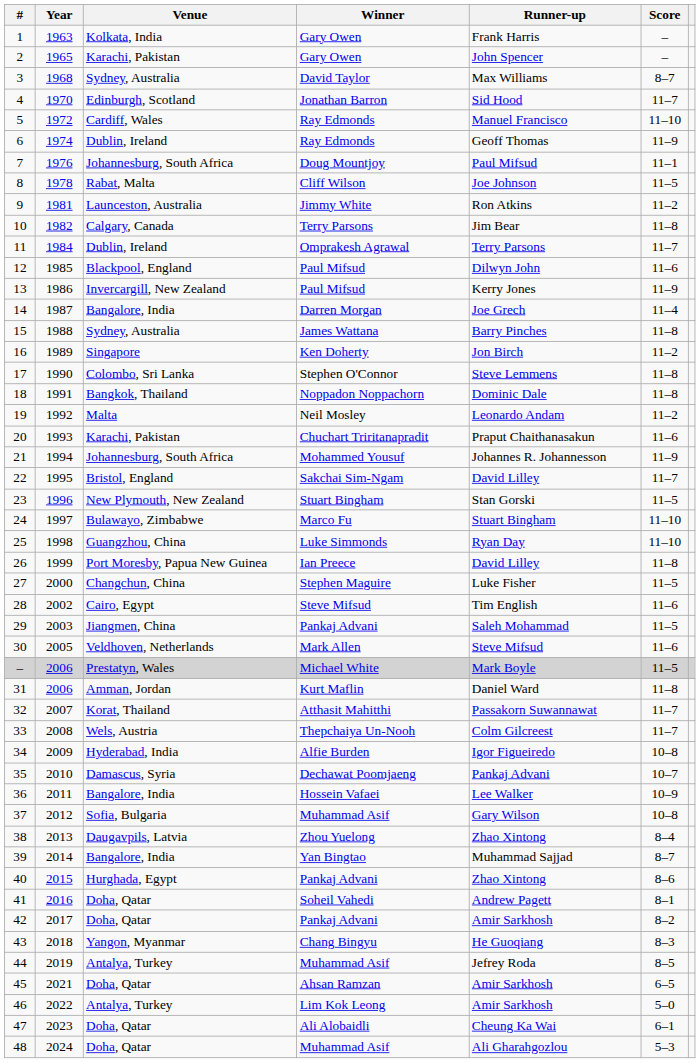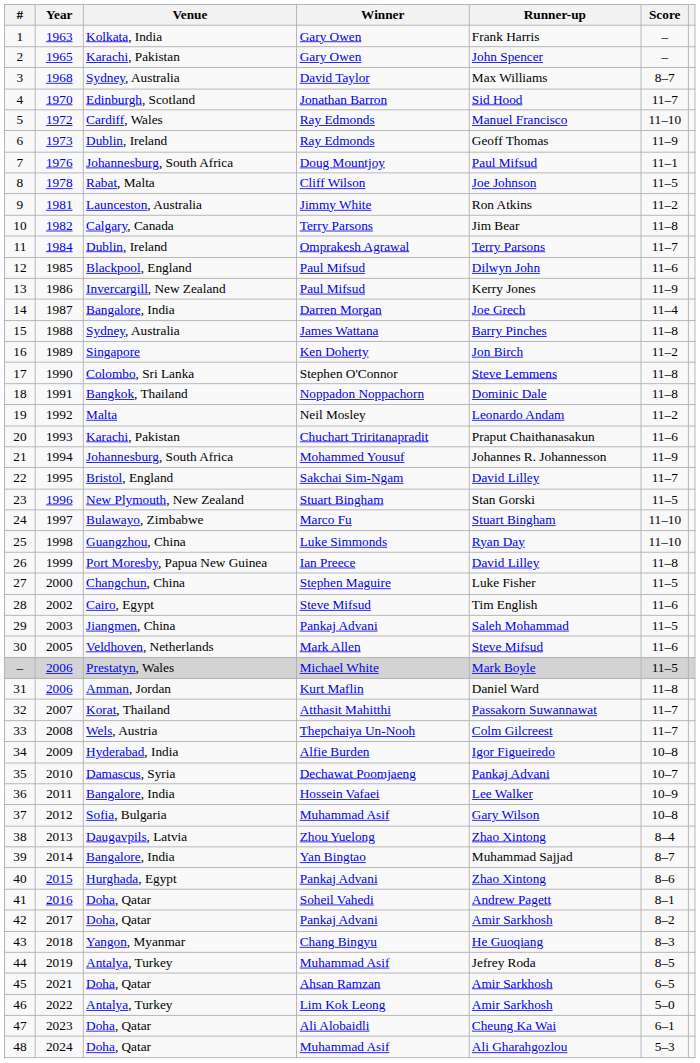(59, 141) 1974 -> (59, 141) 1973
